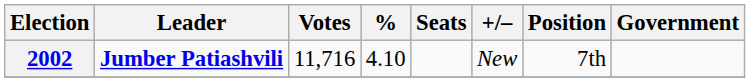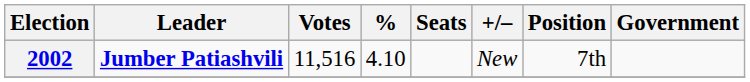(324, 58) 11,716 -> (324, 58) 11,516
